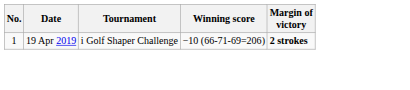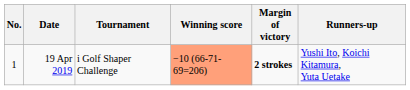+ column: (352, 24)
(224, 41) no background -> (197, 65) lightsalmon background
